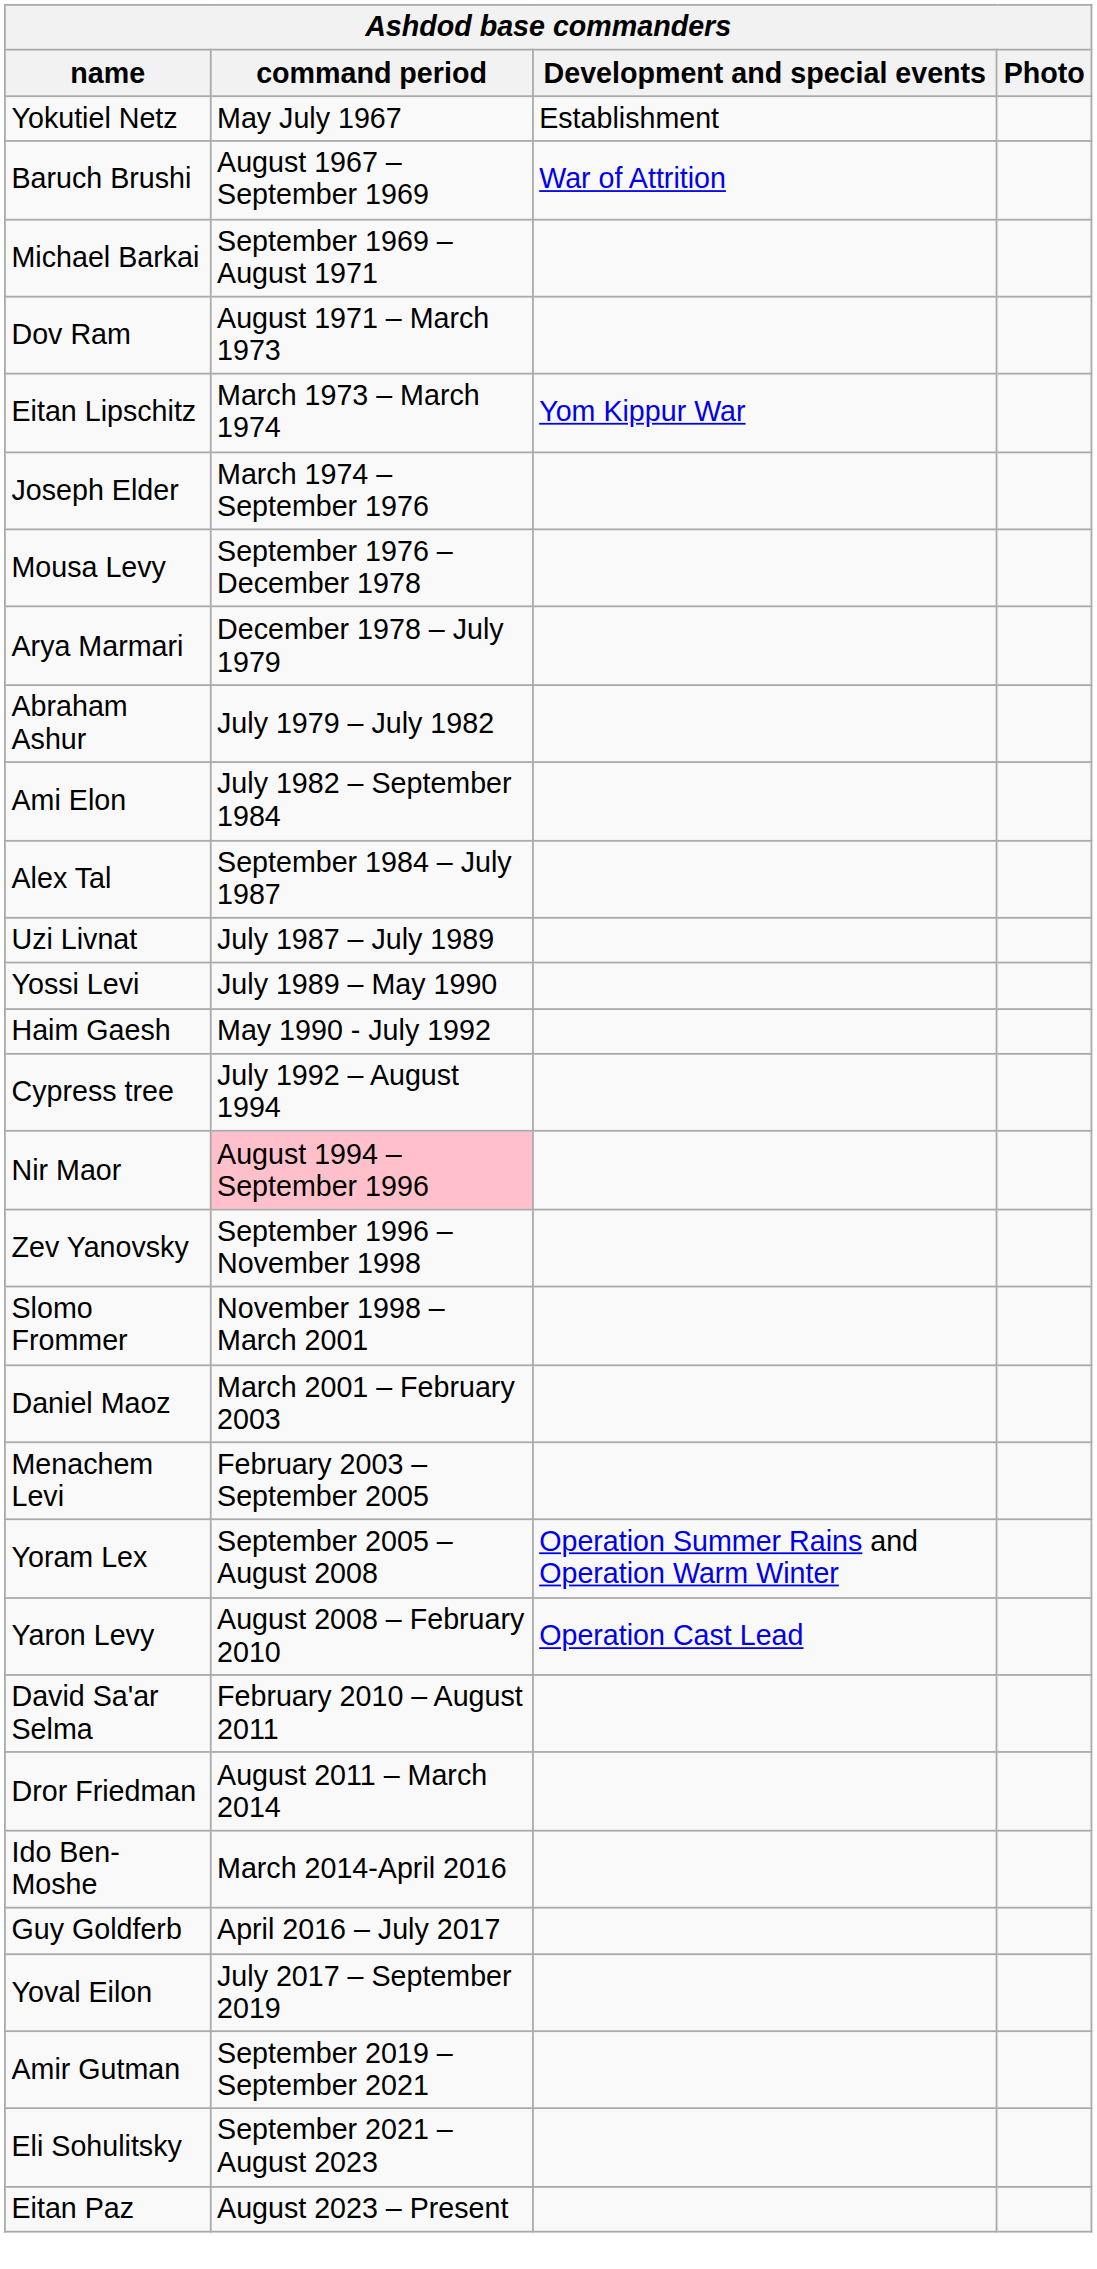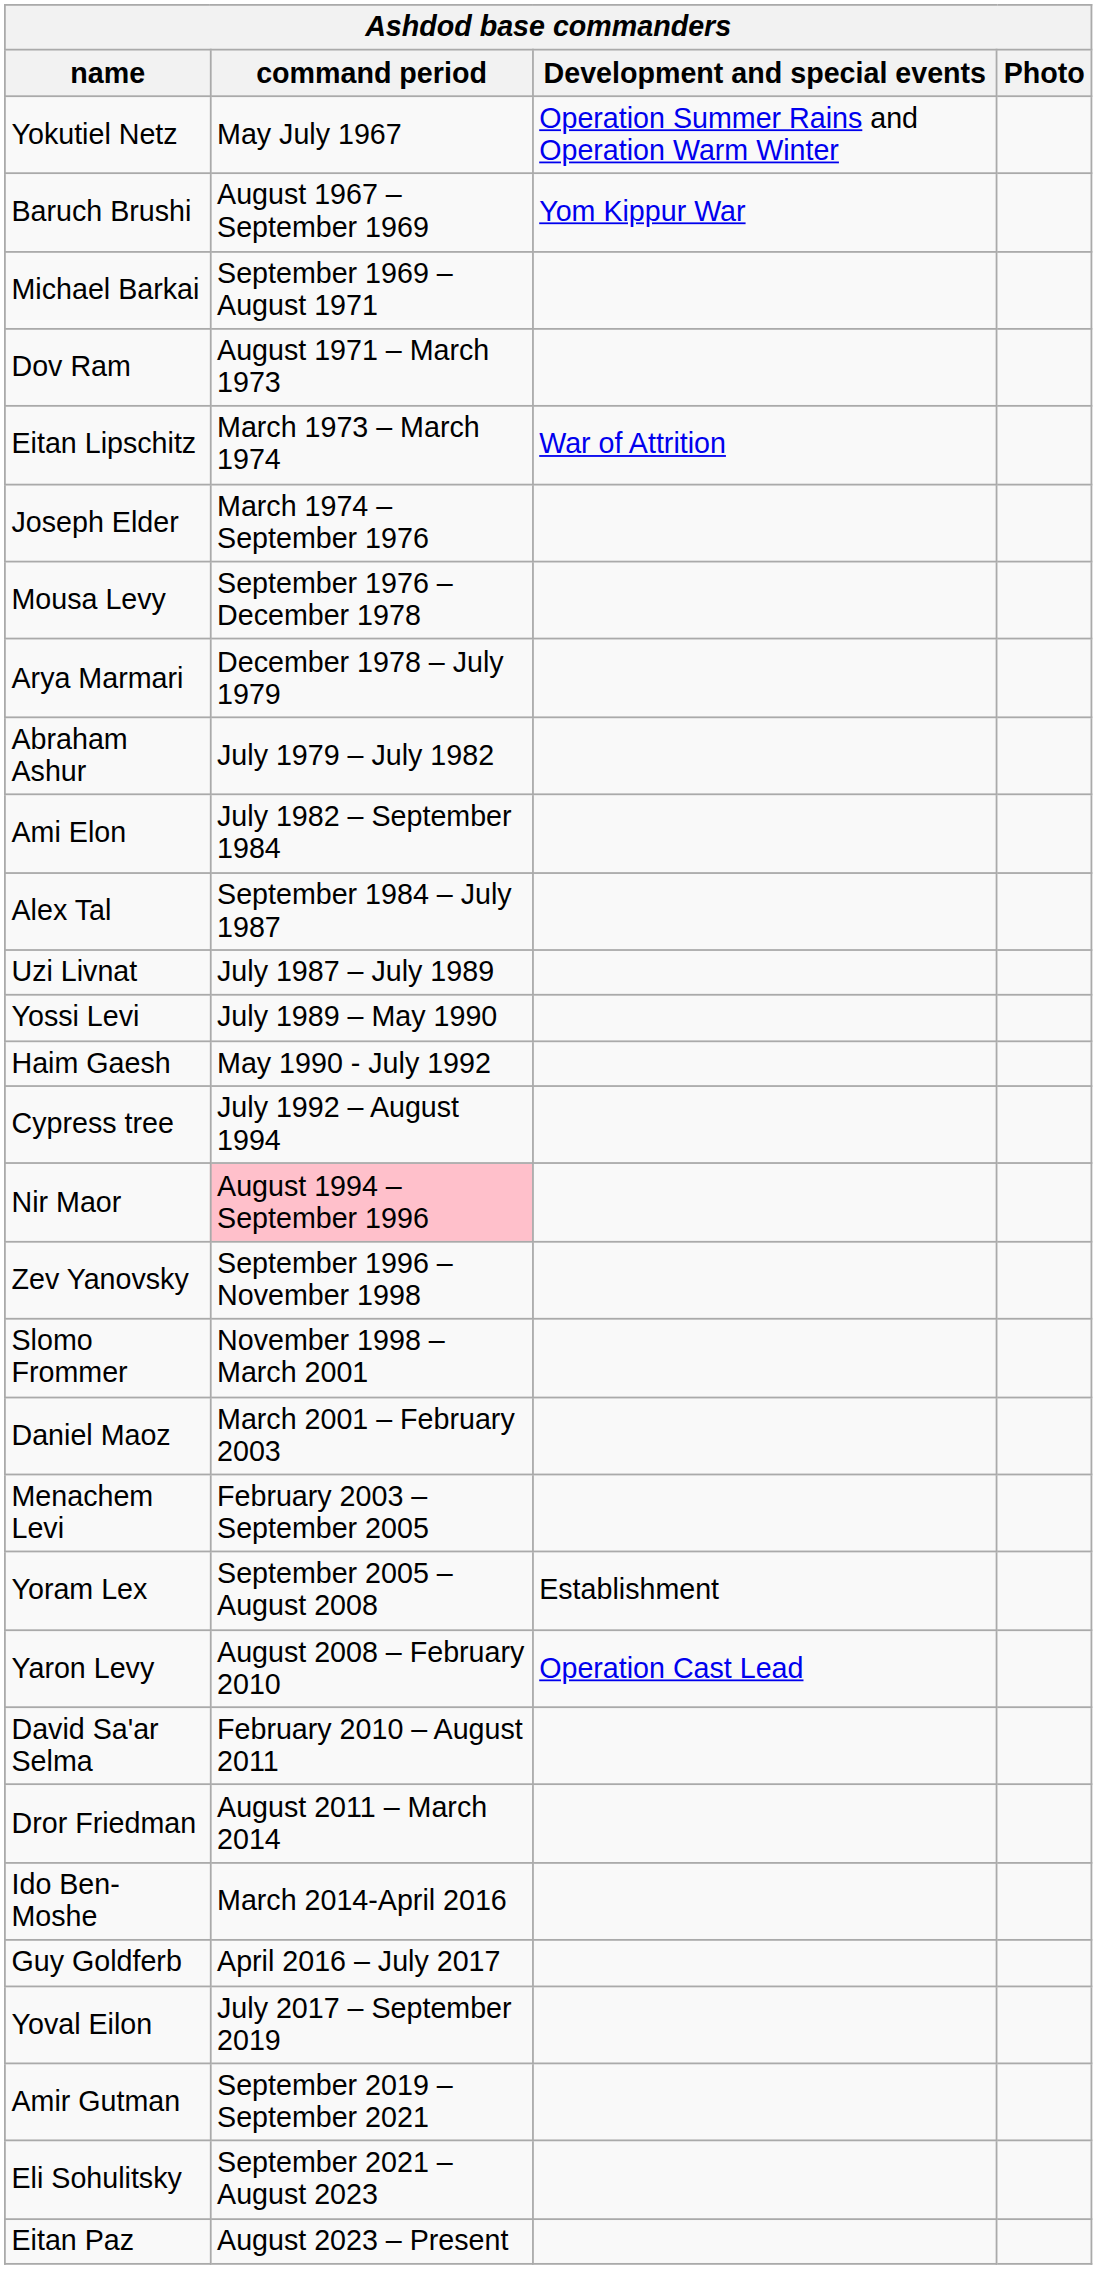(629, 118) Establishment -> (729, 134) Operation Summer Rains and Operation Warm Winter
(633, 179) War of Attrition -> (642, 211) Yom Kippur War
(642, 412) Yom Kippur War -> (633, 444) War of Attrition
(729, 1558) Operation Summer Rains and Operation Warm Winter -> (629, 1590) Establishment
